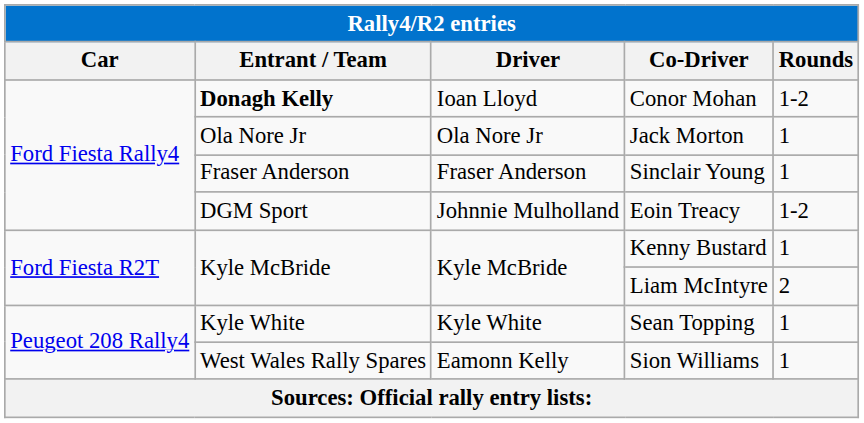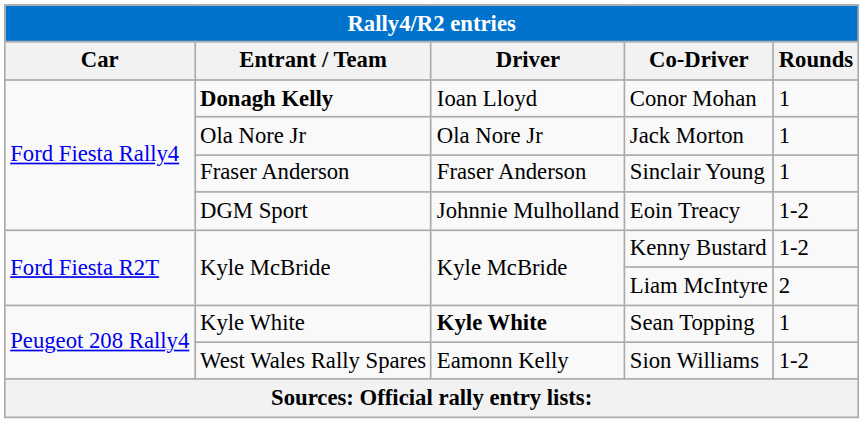(794, 97) 1-2 -> (784, 97) 1
(784, 247) 1 -> (794, 247) 1-2
(489, 322) normal -> (492, 322) bold
(784, 360) 1 -> (794, 360) 1-2
